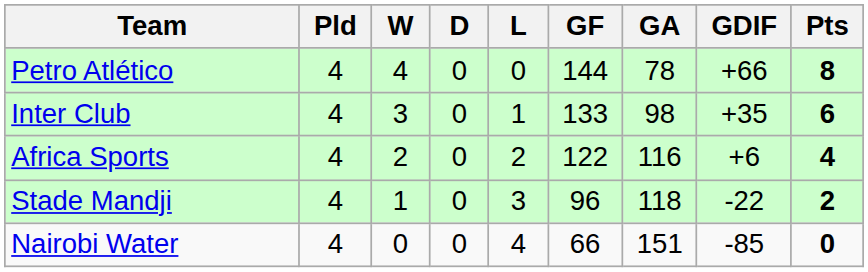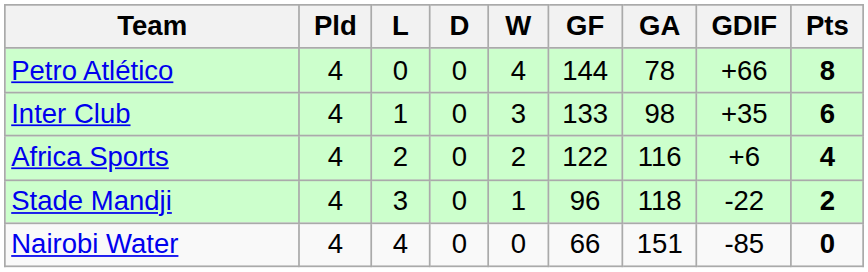columns swapped: (401, 26) <-> (518, 26)
